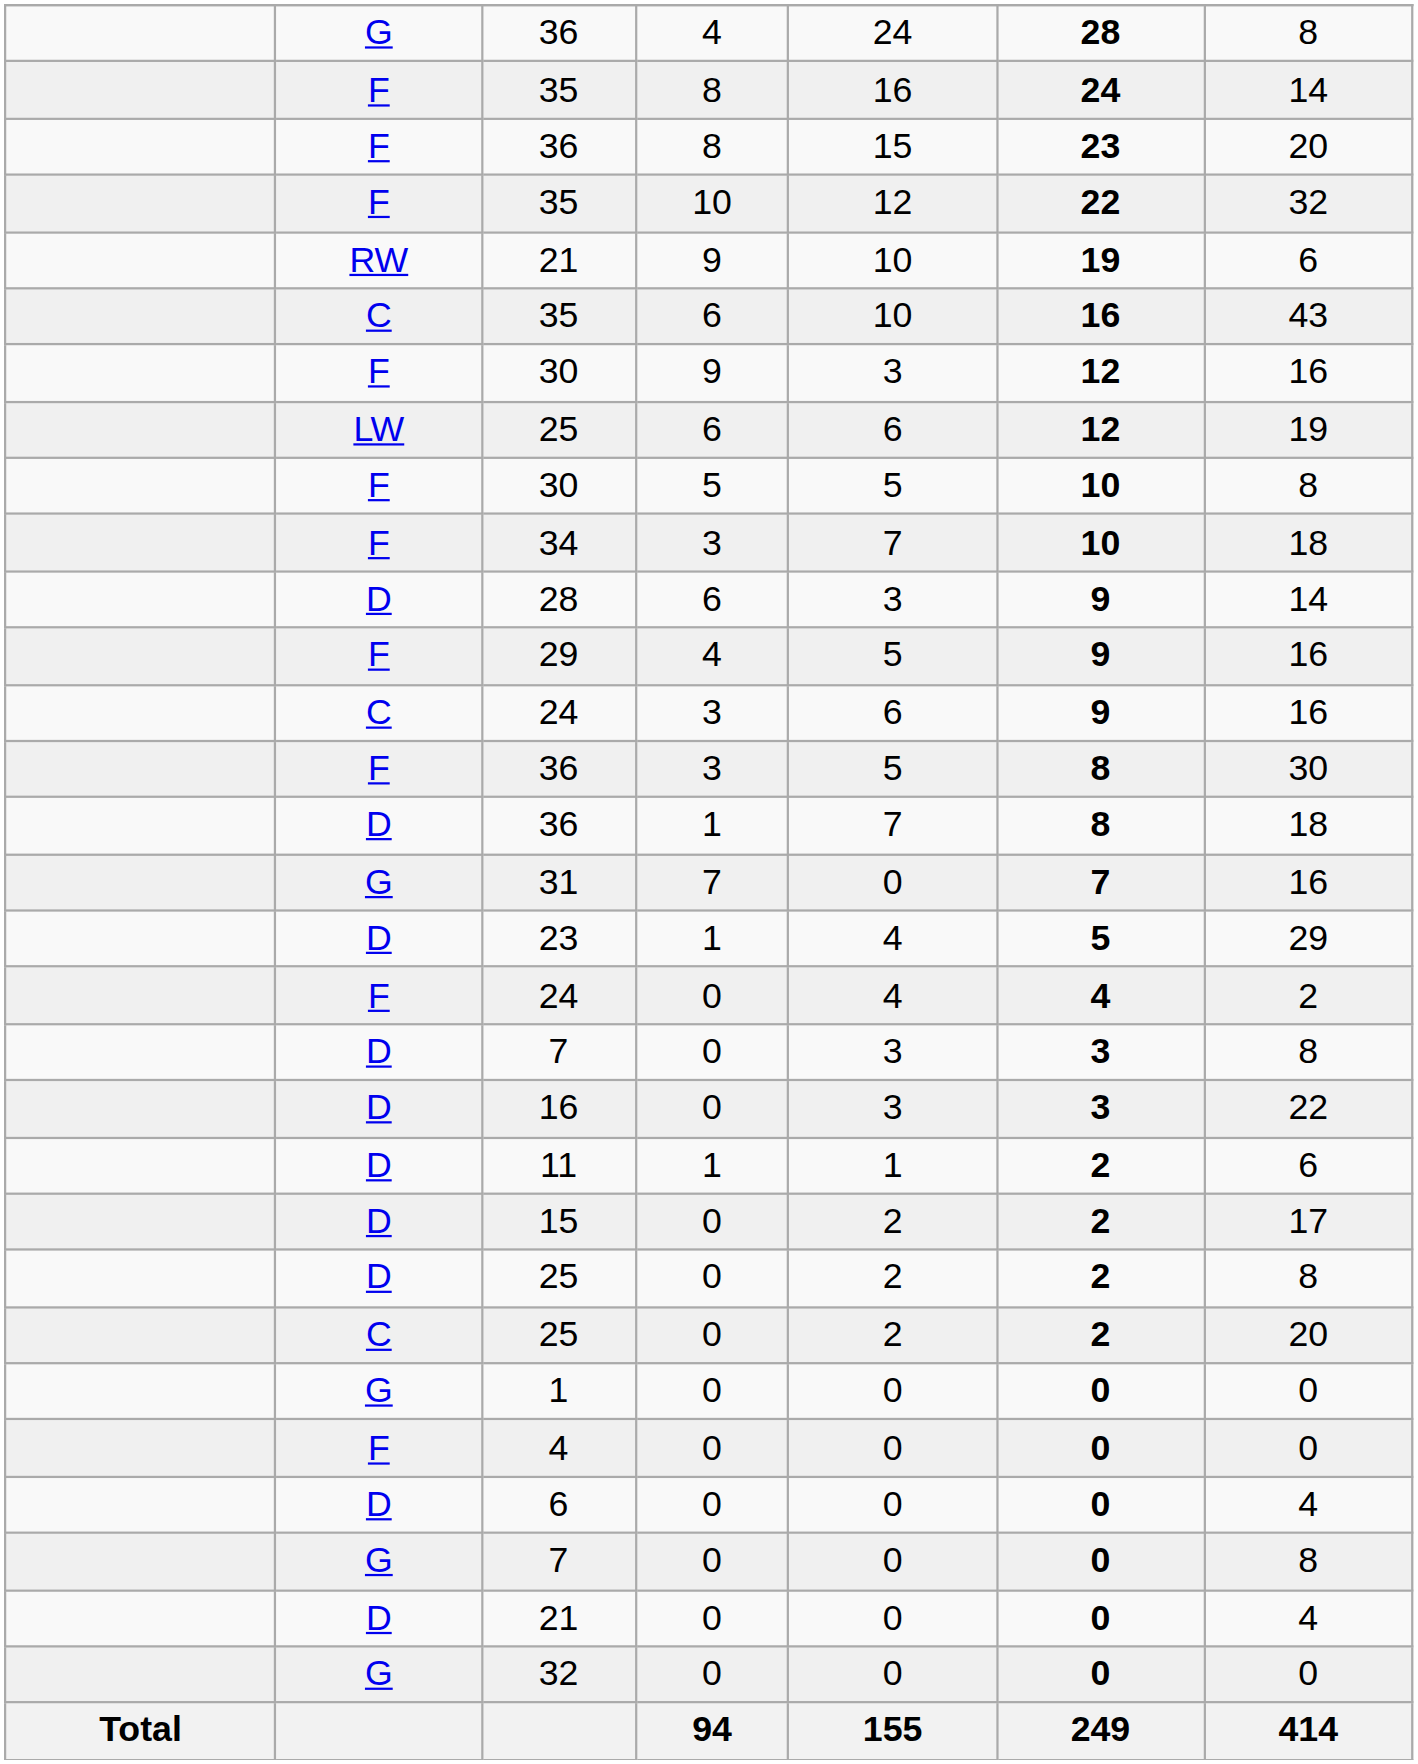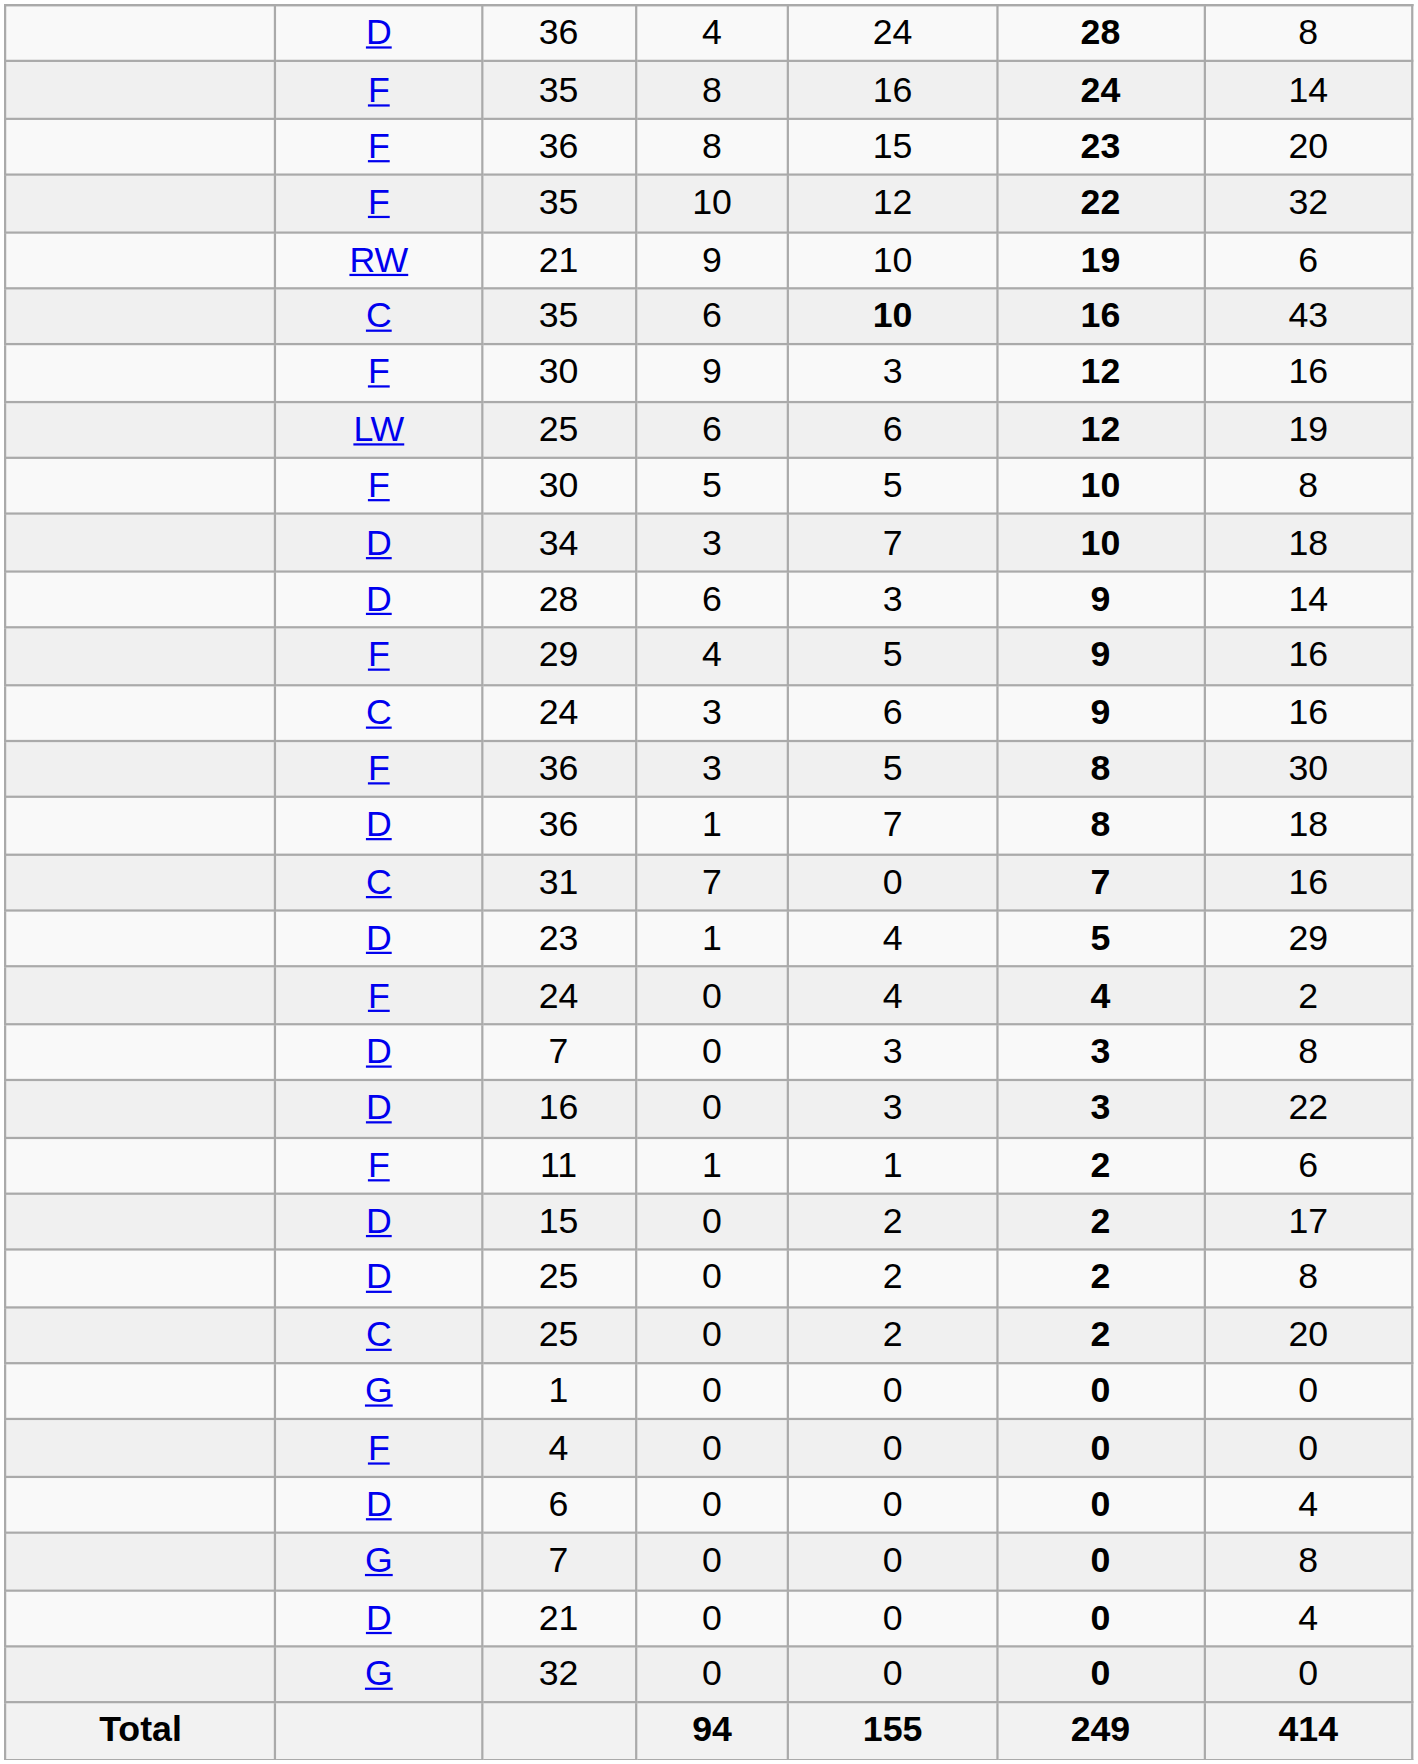(379, 32) G -> (379, 32) D
(893, 315) normal -> (893, 315) bold
(379, 542) F -> (379, 542) D
(379, 881) G -> (379, 881) C
(379, 1164) D -> (379, 1164) F
